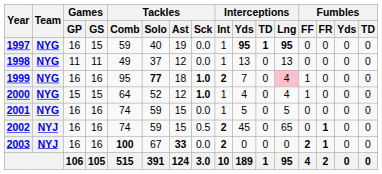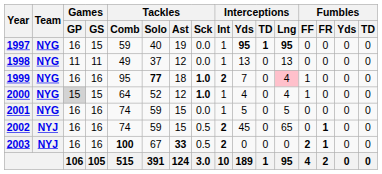(75, 95) no background -> (75, 95) lightgrey background
(203, 144) 0.0 -> (203, 144) 0.5
